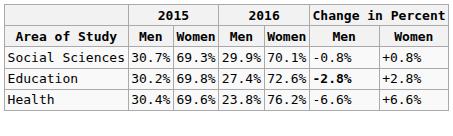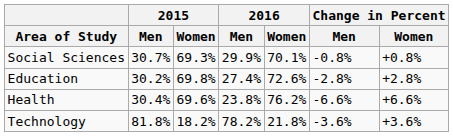(332, 79) bold -> (332, 79) normal
+ row: (47, 121)
